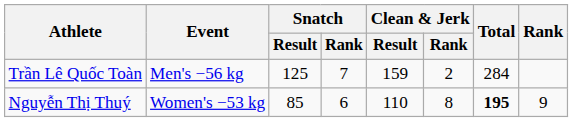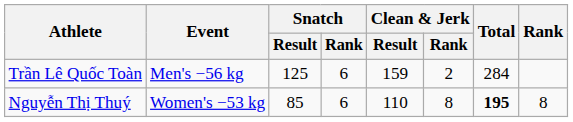(344, 74) 7 -> (344, 74) 6
(543, 102) 9 -> (543, 102) 8
